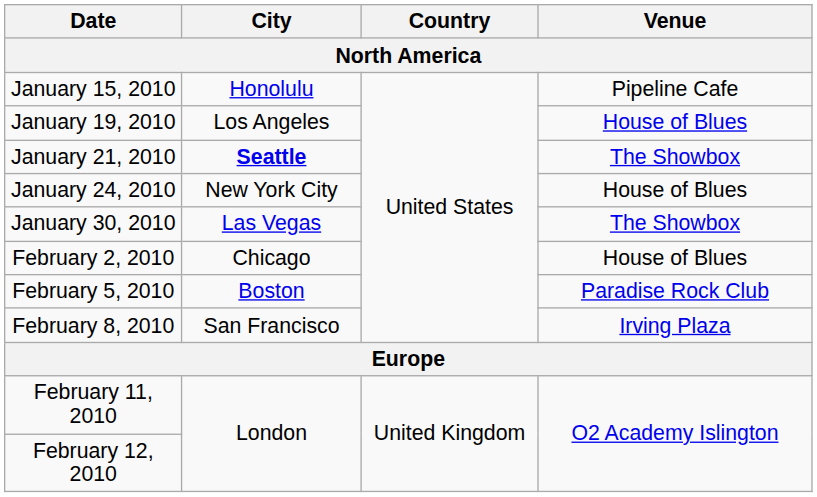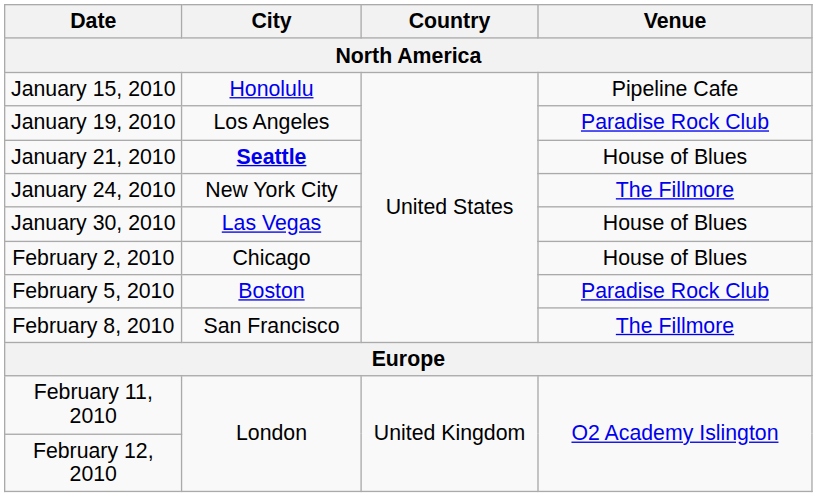(675, 122) House of Blues -> (675, 122) Paradise Rock Club
(675, 156) The Showbox -> (675, 156) House of Blues
(675, 190) House of Blues -> (675, 190) The Fillmore
(675, 223) The Showbox -> (675, 223) House of Blues
(675, 325) Irving Plaza -> (675, 325) The Fillmore
